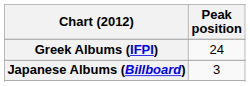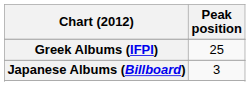(217, 49) 24 -> (217, 49) 25
